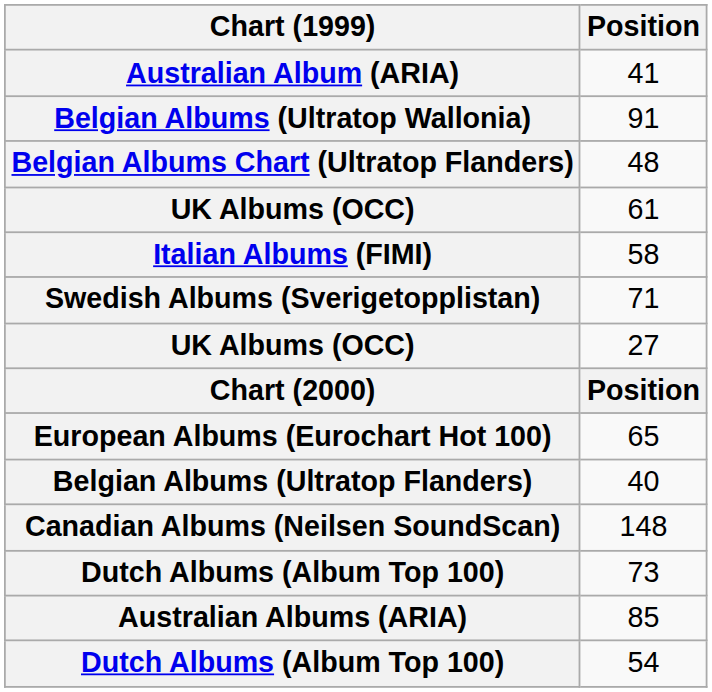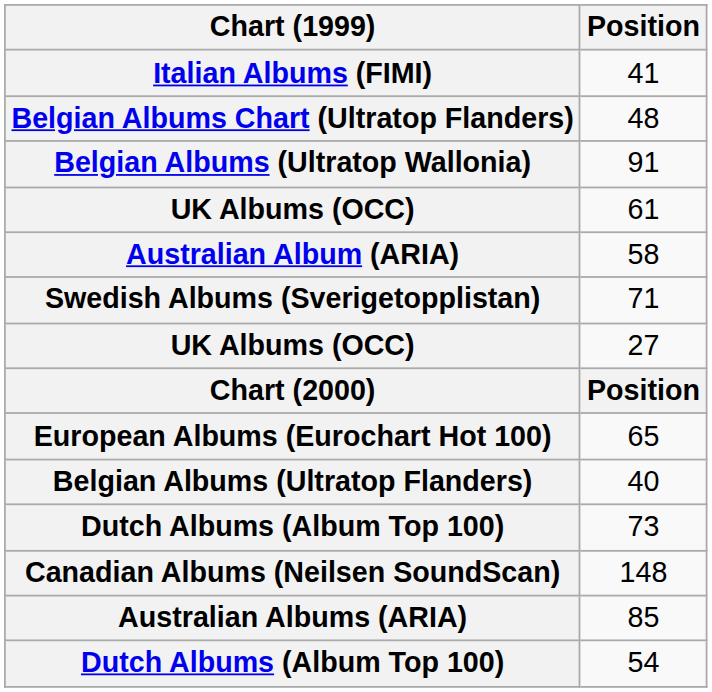(293, 72) Australian Album (ARIA) -> (293, 72) Italian Albums (FIMI)
rows swapped: (643, 163) <-> (643, 118)
(293, 254) Italian Albums (FIMI) -> (293, 254) Australian Album (ARIA)
rows swapped: (643, 526) <-> (643, 572)
